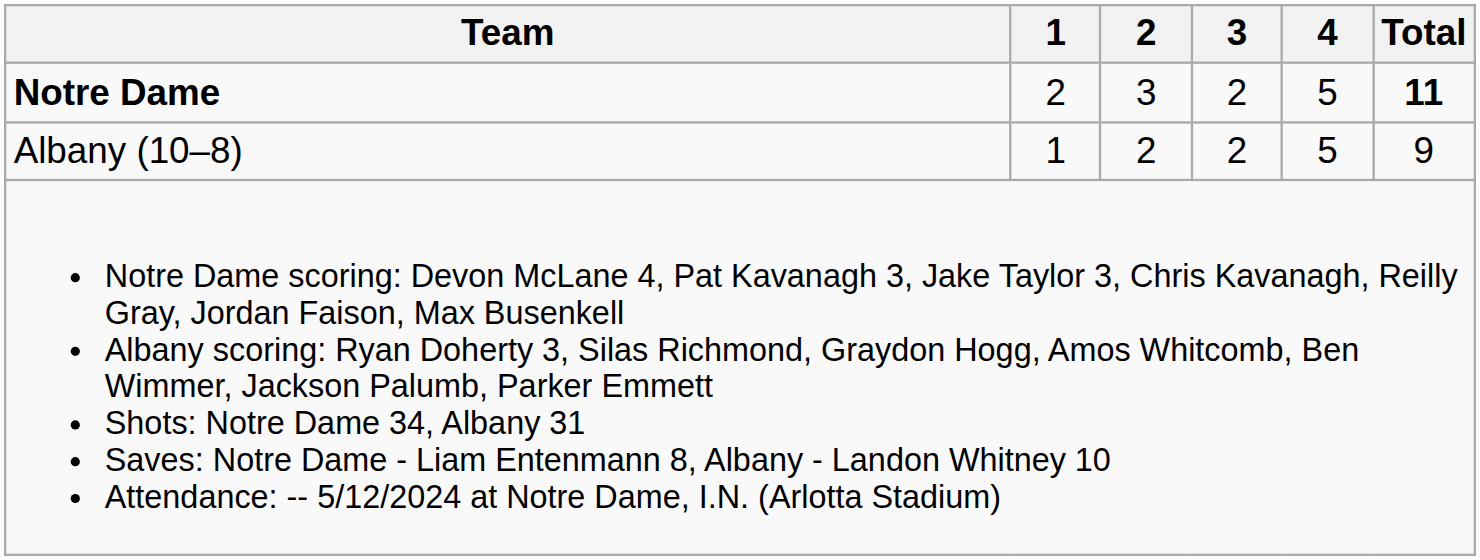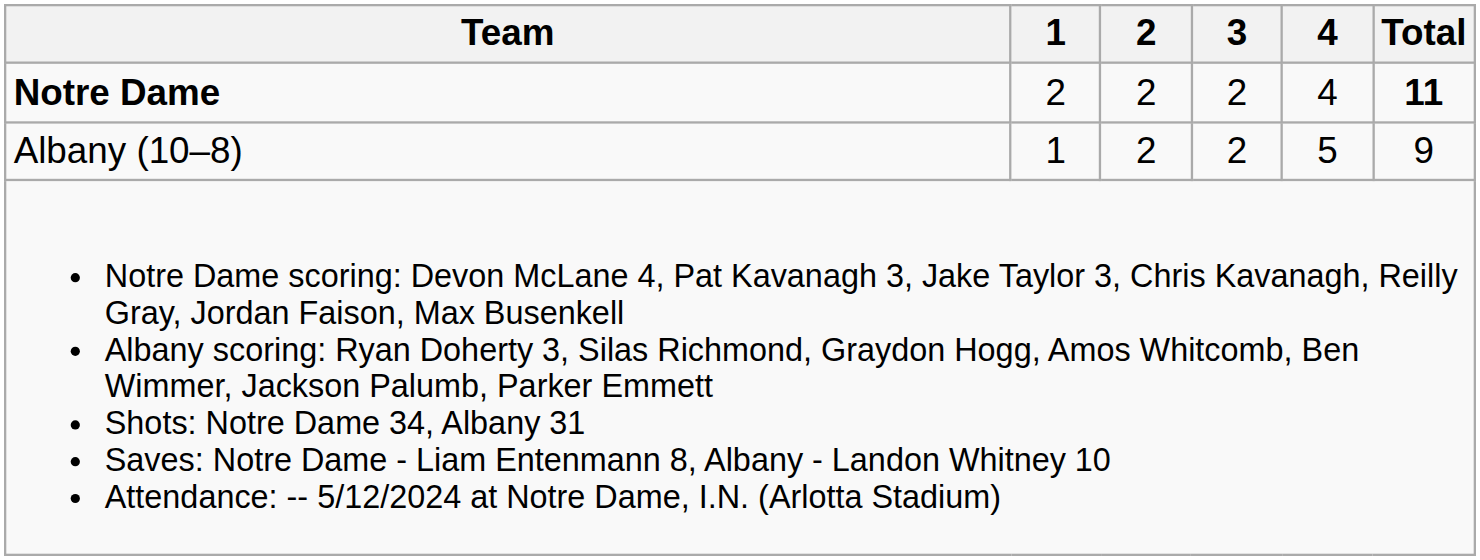(1146, 92) 3 -> (1146, 92) 2
(1327, 92) 5 -> (1327, 92) 4
